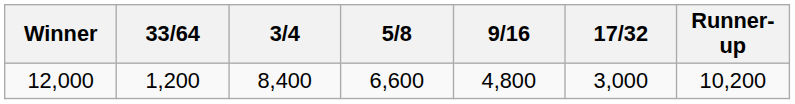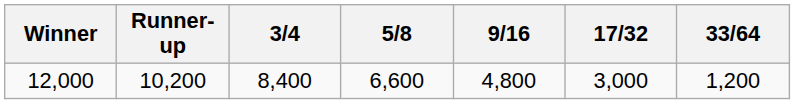columns swapped: (733, 33) <-> (173, 33)
